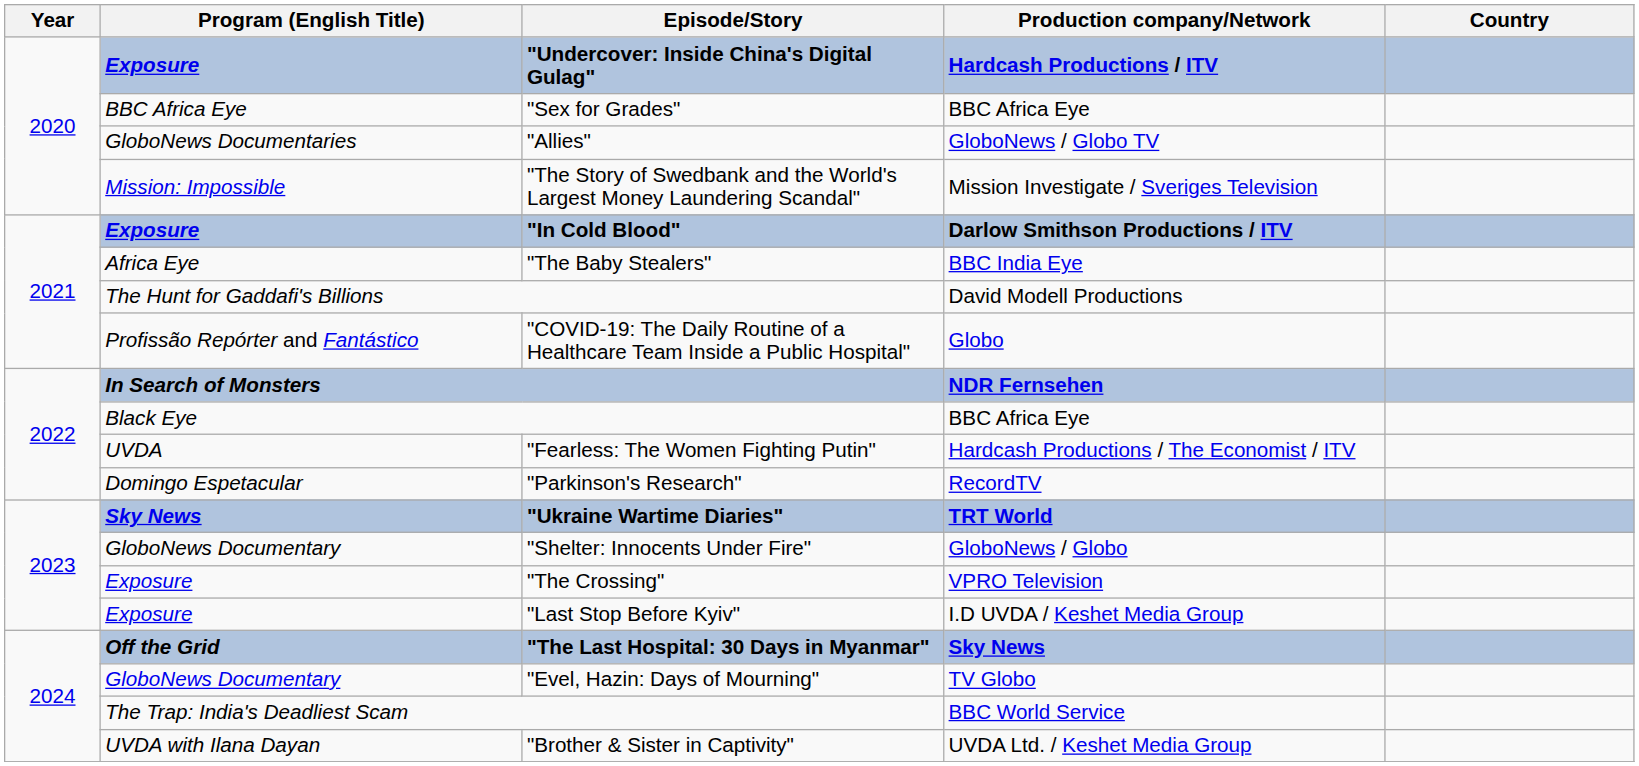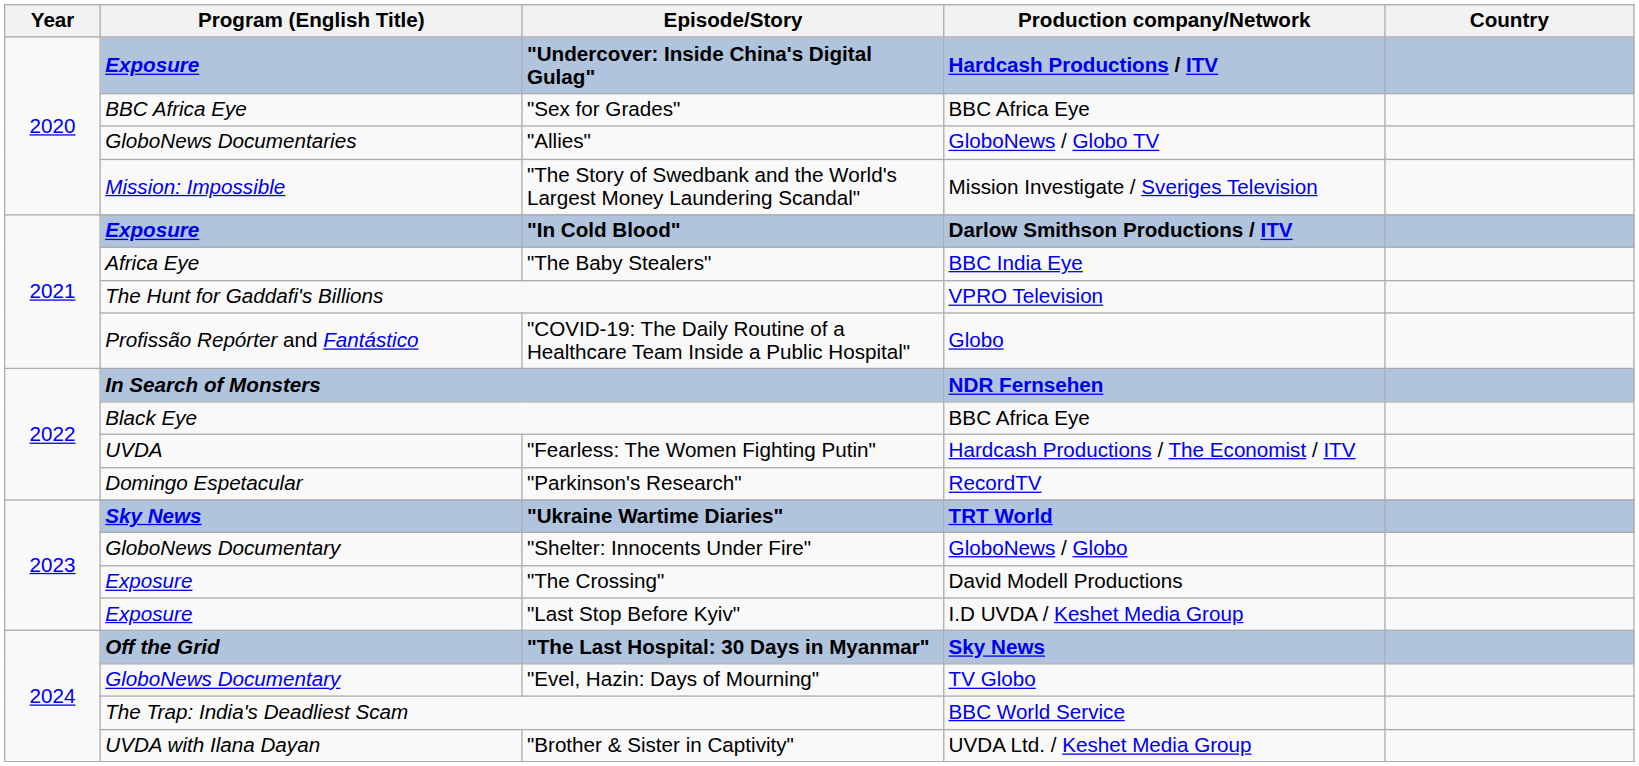(1066, 296) David Modell Productions -> (1026, 296) VPRO Television
(1026, 581) VPRO Television -> (1066, 581) David Modell Productions
